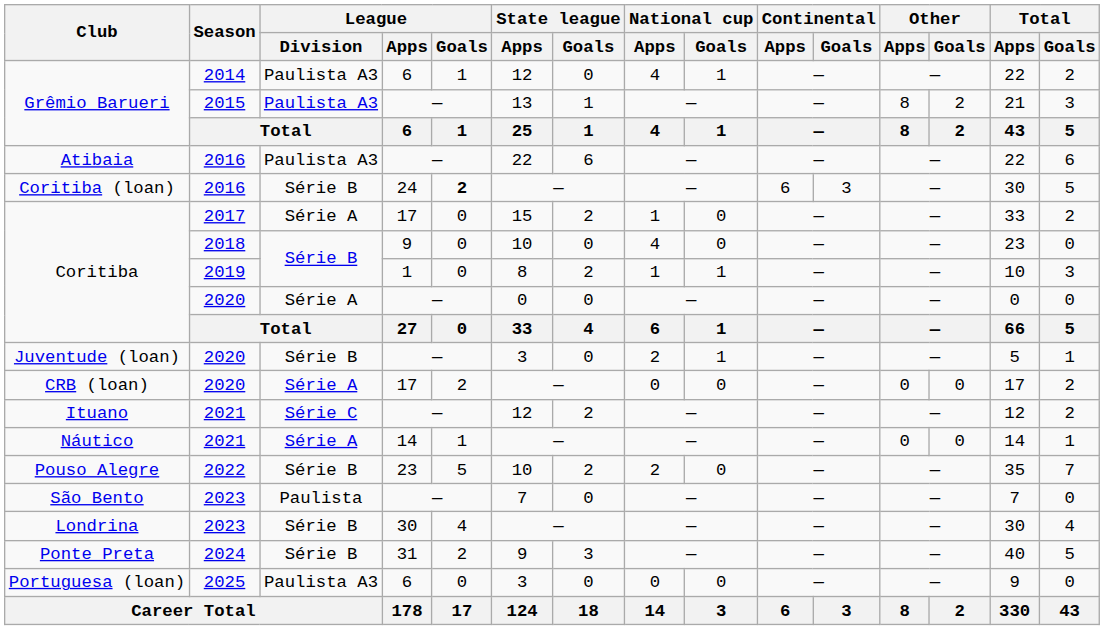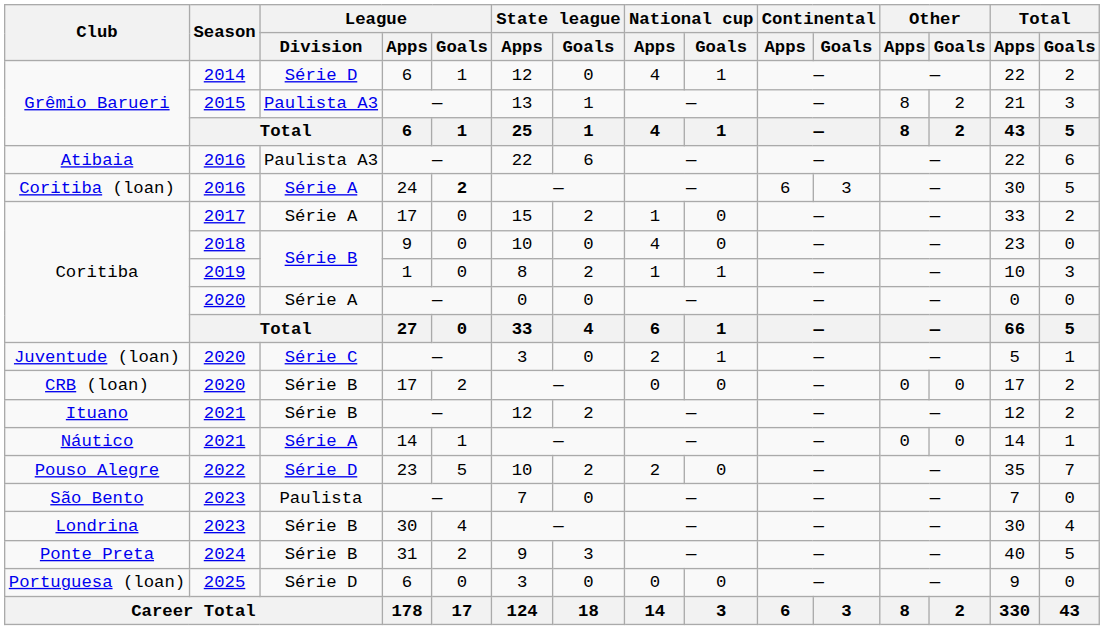(321, 75) Paulista A3 -> (321, 75) Série D
(321, 188) Série B -> (321, 188) Série A
(321, 357) Série B -> (321, 357) Série C
(321, 385) Série A -> (321, 385) Série B
(321, 413) Série C -> (321, 413) Série B
(321, 470) Série B -> (321, 470) Série D
(321, 582) Paulista A3 -> (321, 582) Série D
